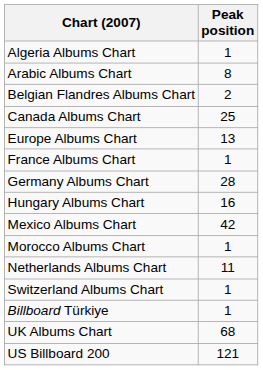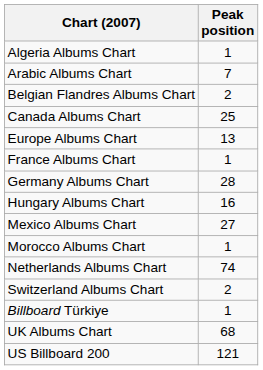(228, 73) 8 -> (228, 73) 7
(228, 224) 42 -> (228, 224) 27
(228, 267) 11 -> (228, 267) 74
(228, 289) 1 -> (228, 289) 2
